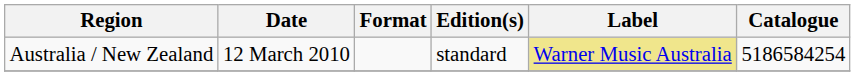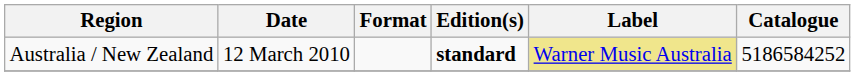(471, 53) normal -> (476, 53) bold
(793, 53) 5186584254 -> (793, 53) 5186584252
